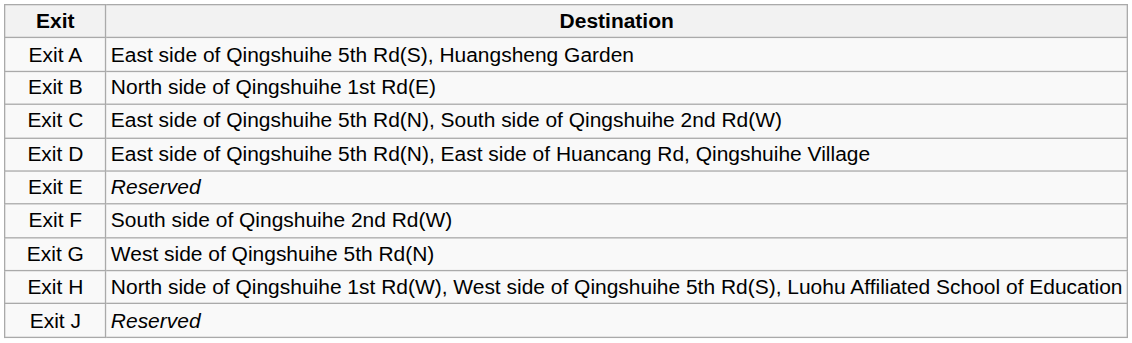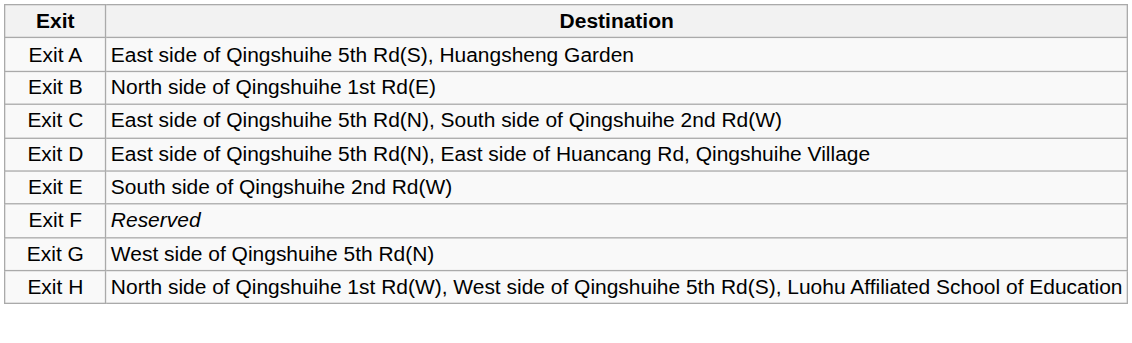(156, 187) Reserved -> (282, 187) South side of Qingshuihe 2nd Rd(W)
(282, 220) South side of Qingshuihe 2nd Rd(W) -> (156, 220) Reserved
- row: (55, 320)
